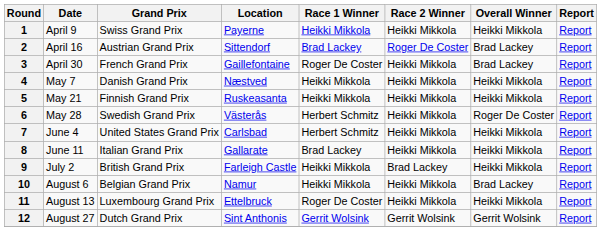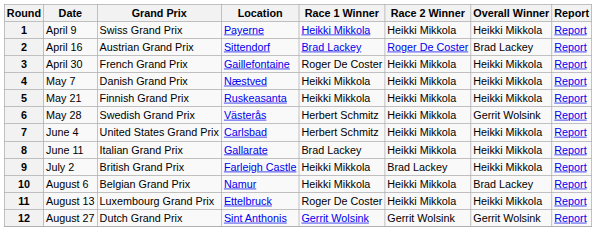(503, 64) Brad Lackey -> (508, 64) Heikki Mikkola
(514, 116) Roger De Coster -> (507, 116) Gerrit Wolsink
